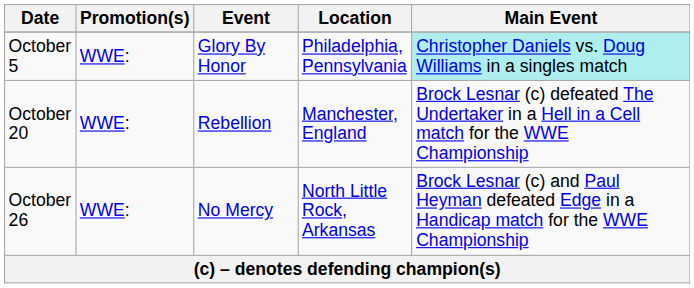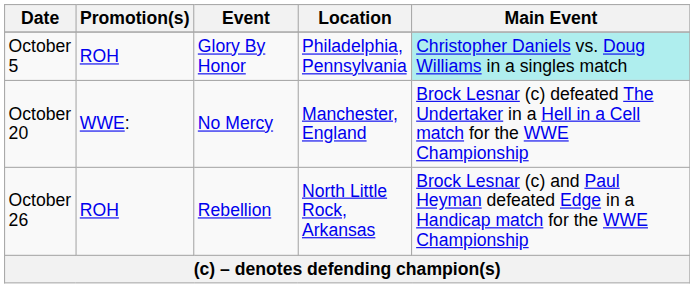(105, 56) WWE: -> (99, 56) ROH
(235, 123) Rebellion -> (235, 123) No Mercy
(105, 211) WWE: -> (99, 211) ROH
(235, 211) No Mercy -> (235, 211) Rebellion
